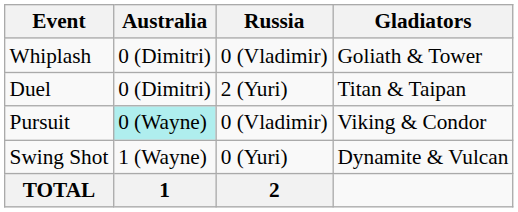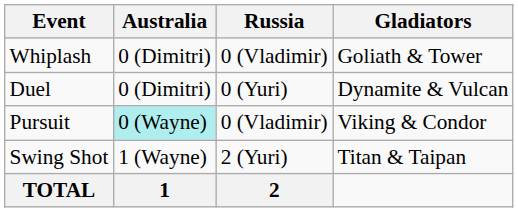(254, 88) 2 (Yuri) -> (254, 88) 0 (Yuri)
(402, 88) Titan & Taipan -> (423, 88) Dynamite & Vulcan
(254, 156) 0 (Yuri) -> (254, 156) 2 (Yuri)
(423, 156) Dynamite & Vulcan -> (402, 156) Titan & Taipan
